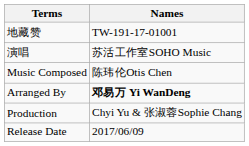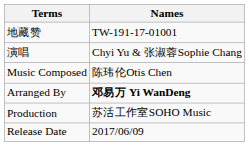(152, 52) 苏活工作室SOHO Music -> (167, 52) Chyi Yu & 张淑蓉Sophie Chang
(167, 112) Chyi Yu & 张淑蓉Sophie Chang -> (152, 112) 苏活工作室SOHO Music
